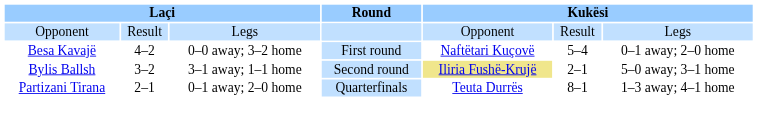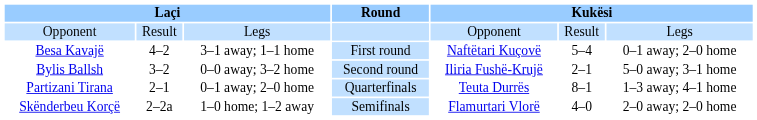(245, 50) 0–0 away; 3–2 home -> (257, 50) 3–1 away; 1–1 home
(245, 69) 3–1 away; 1–1 home -> (257, 69) 0–0 away; 3–2 home
(488, 69) khaki background -> (494, 69) no background
+ row: (70, 106)
